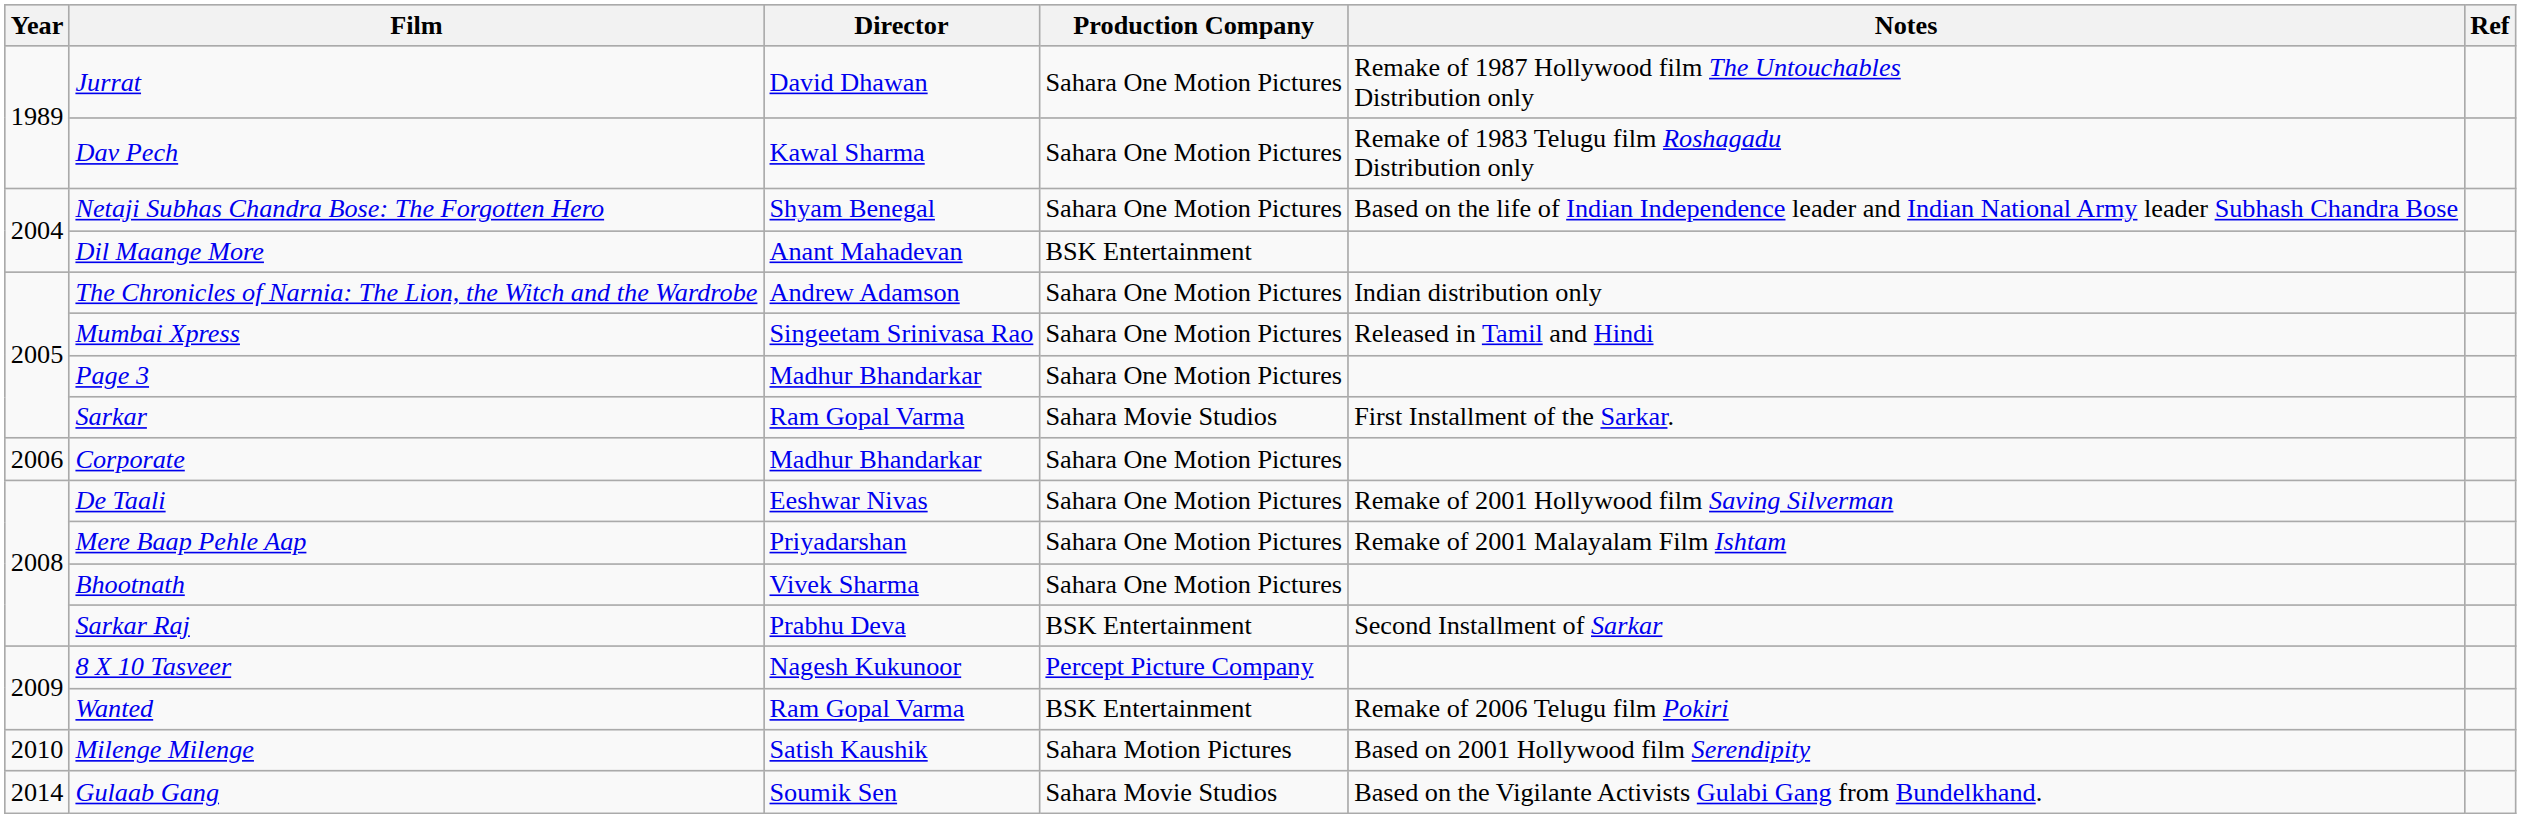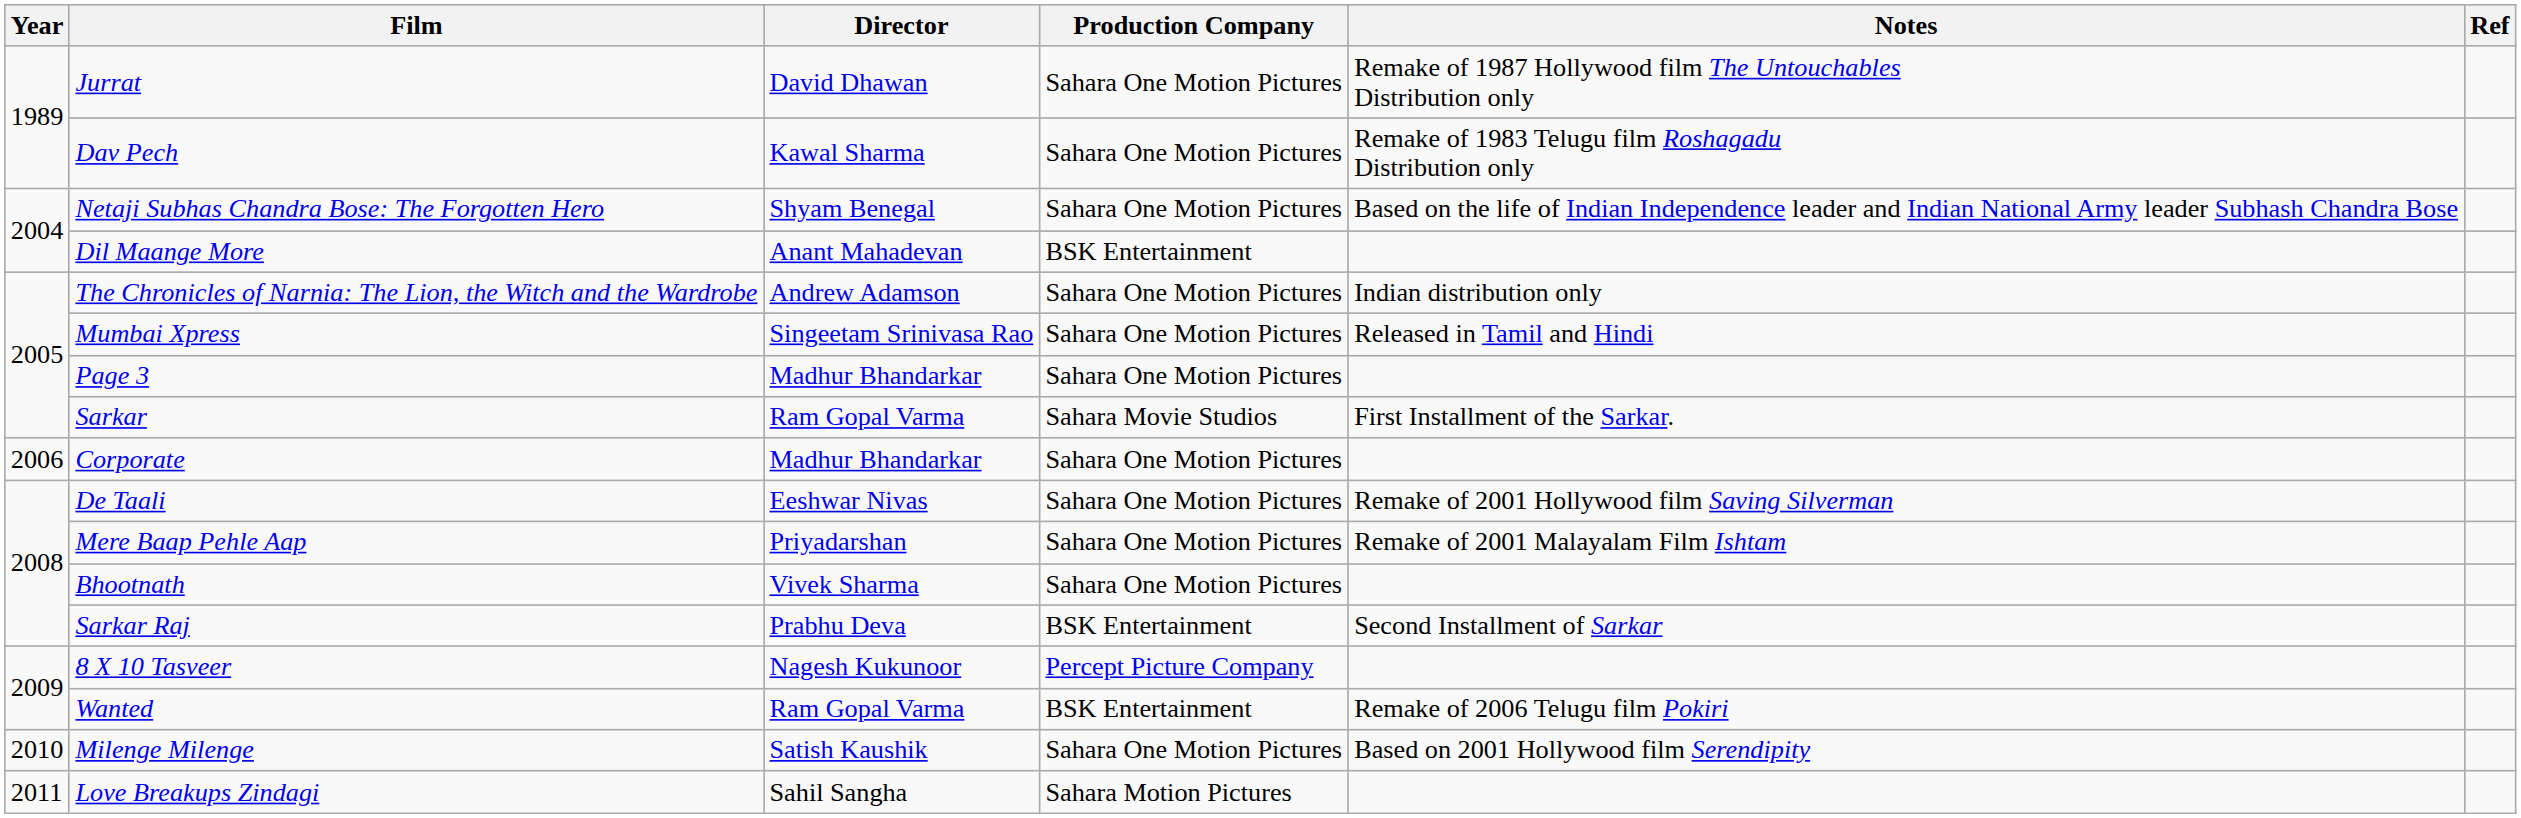(1169, 750) Sahara Motion Pictures -> (1194, 750) Sahara One Motion Pictures
+ row: (197, 791)
- row: (147, 791)
